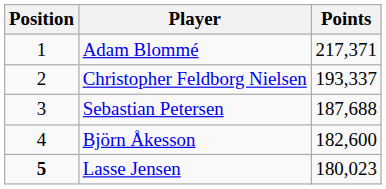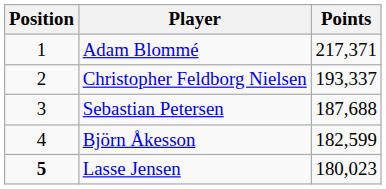(346, 139) 182,600 -> (346, 139) 182,599
